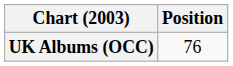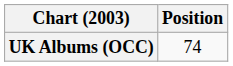(192, 46) 76 -> (192, 46) 74
